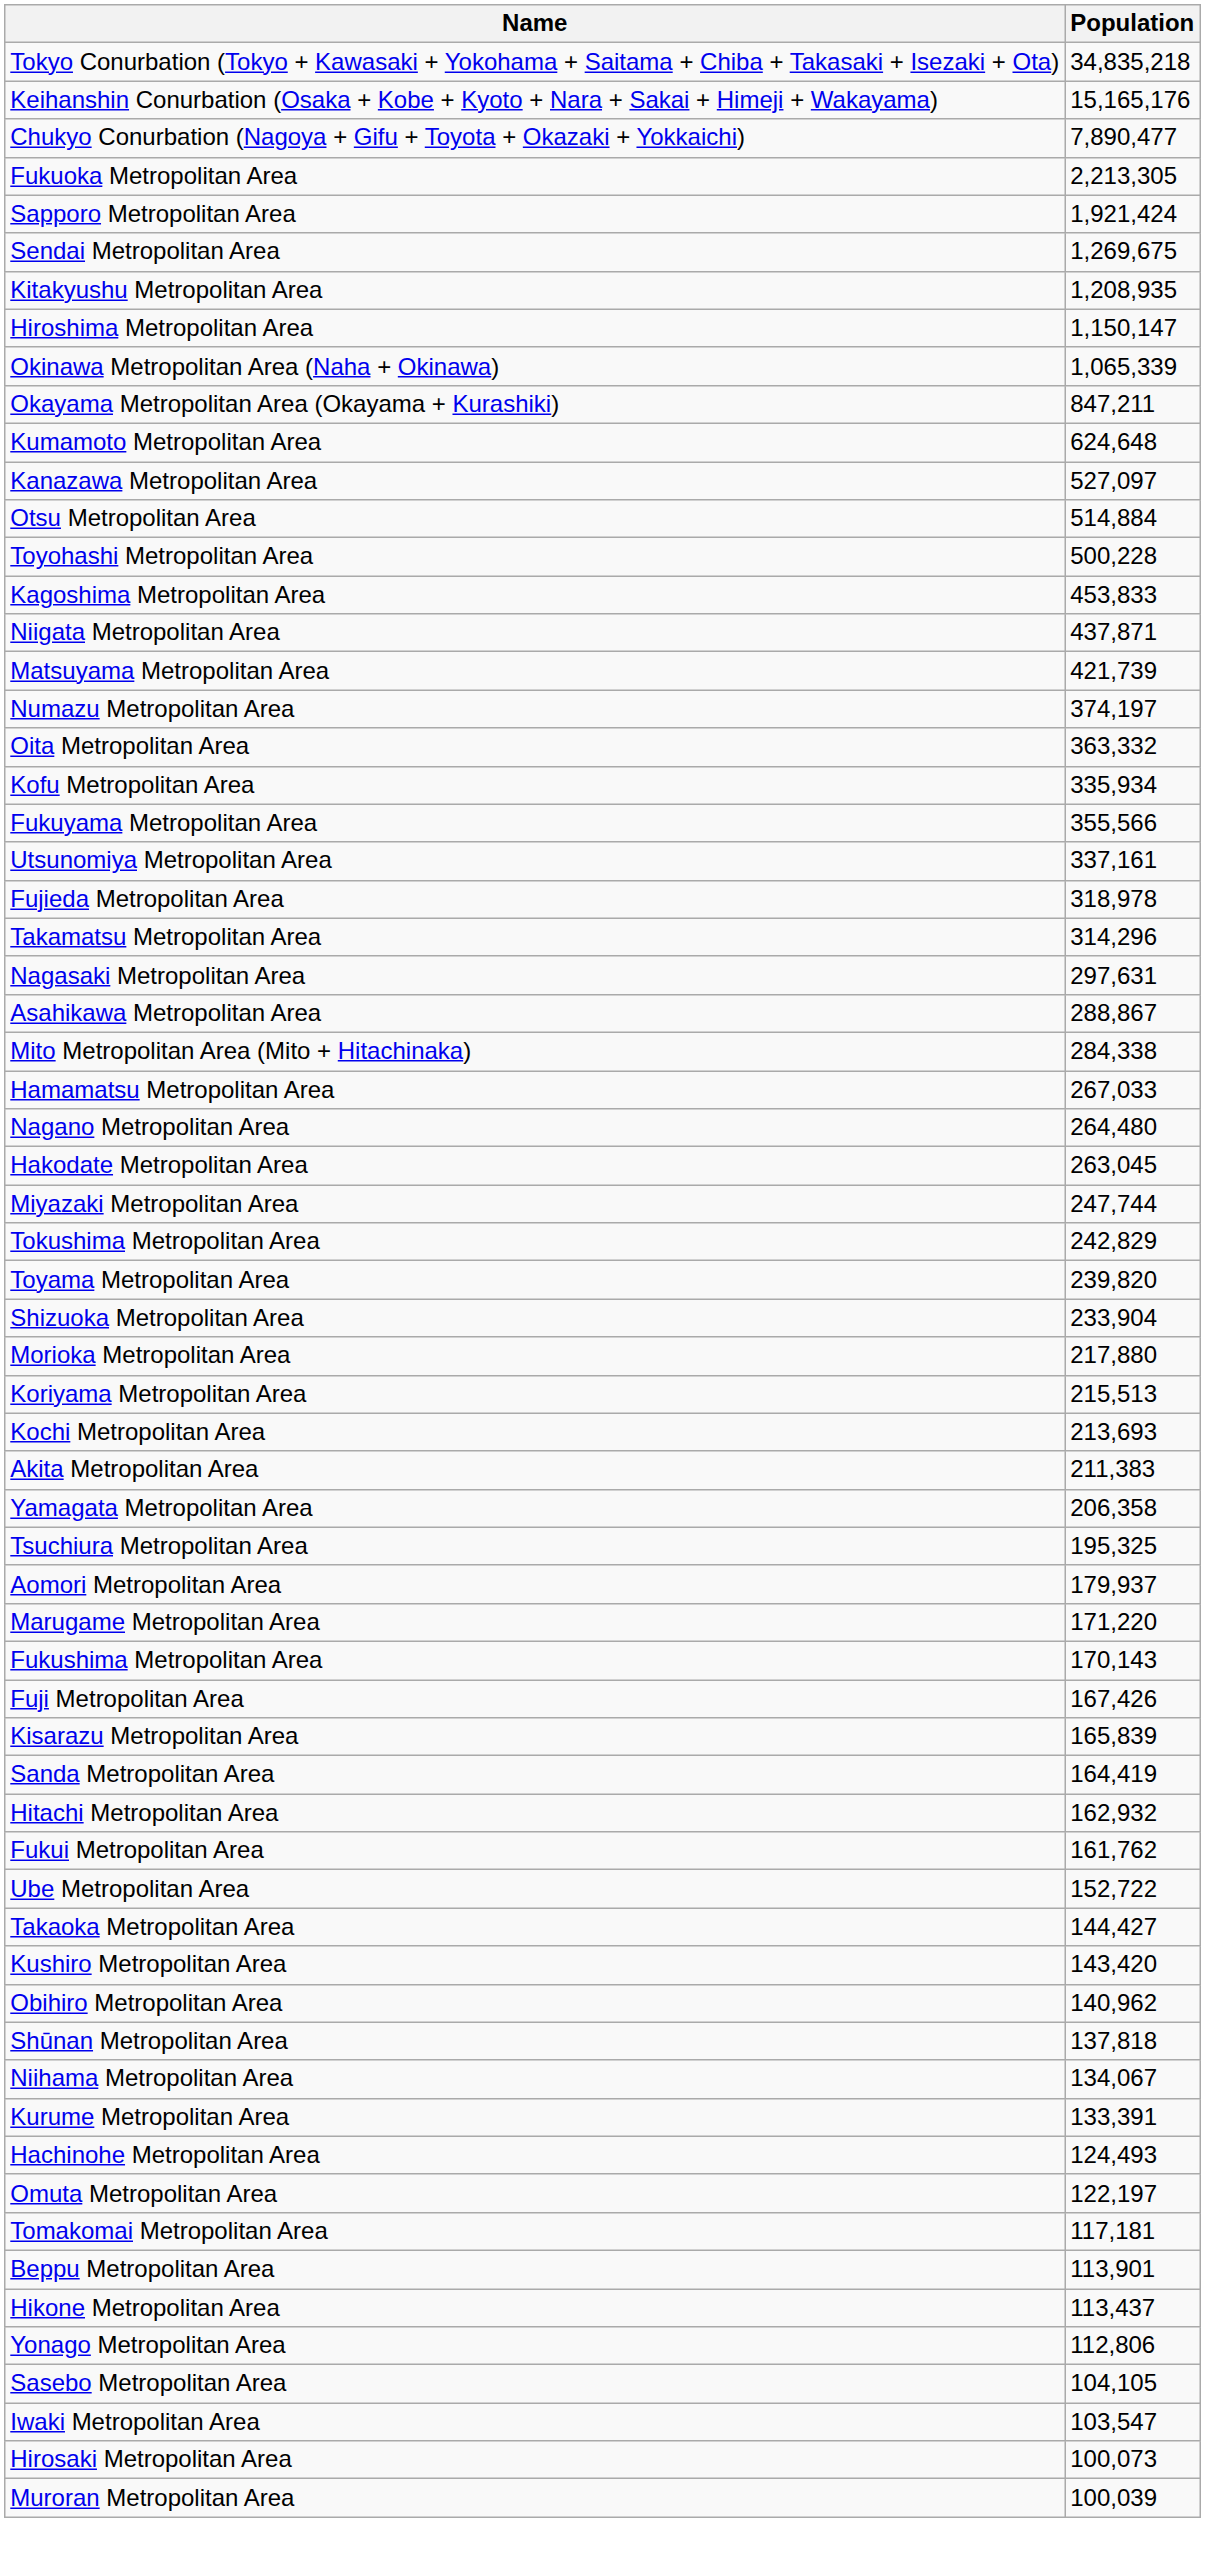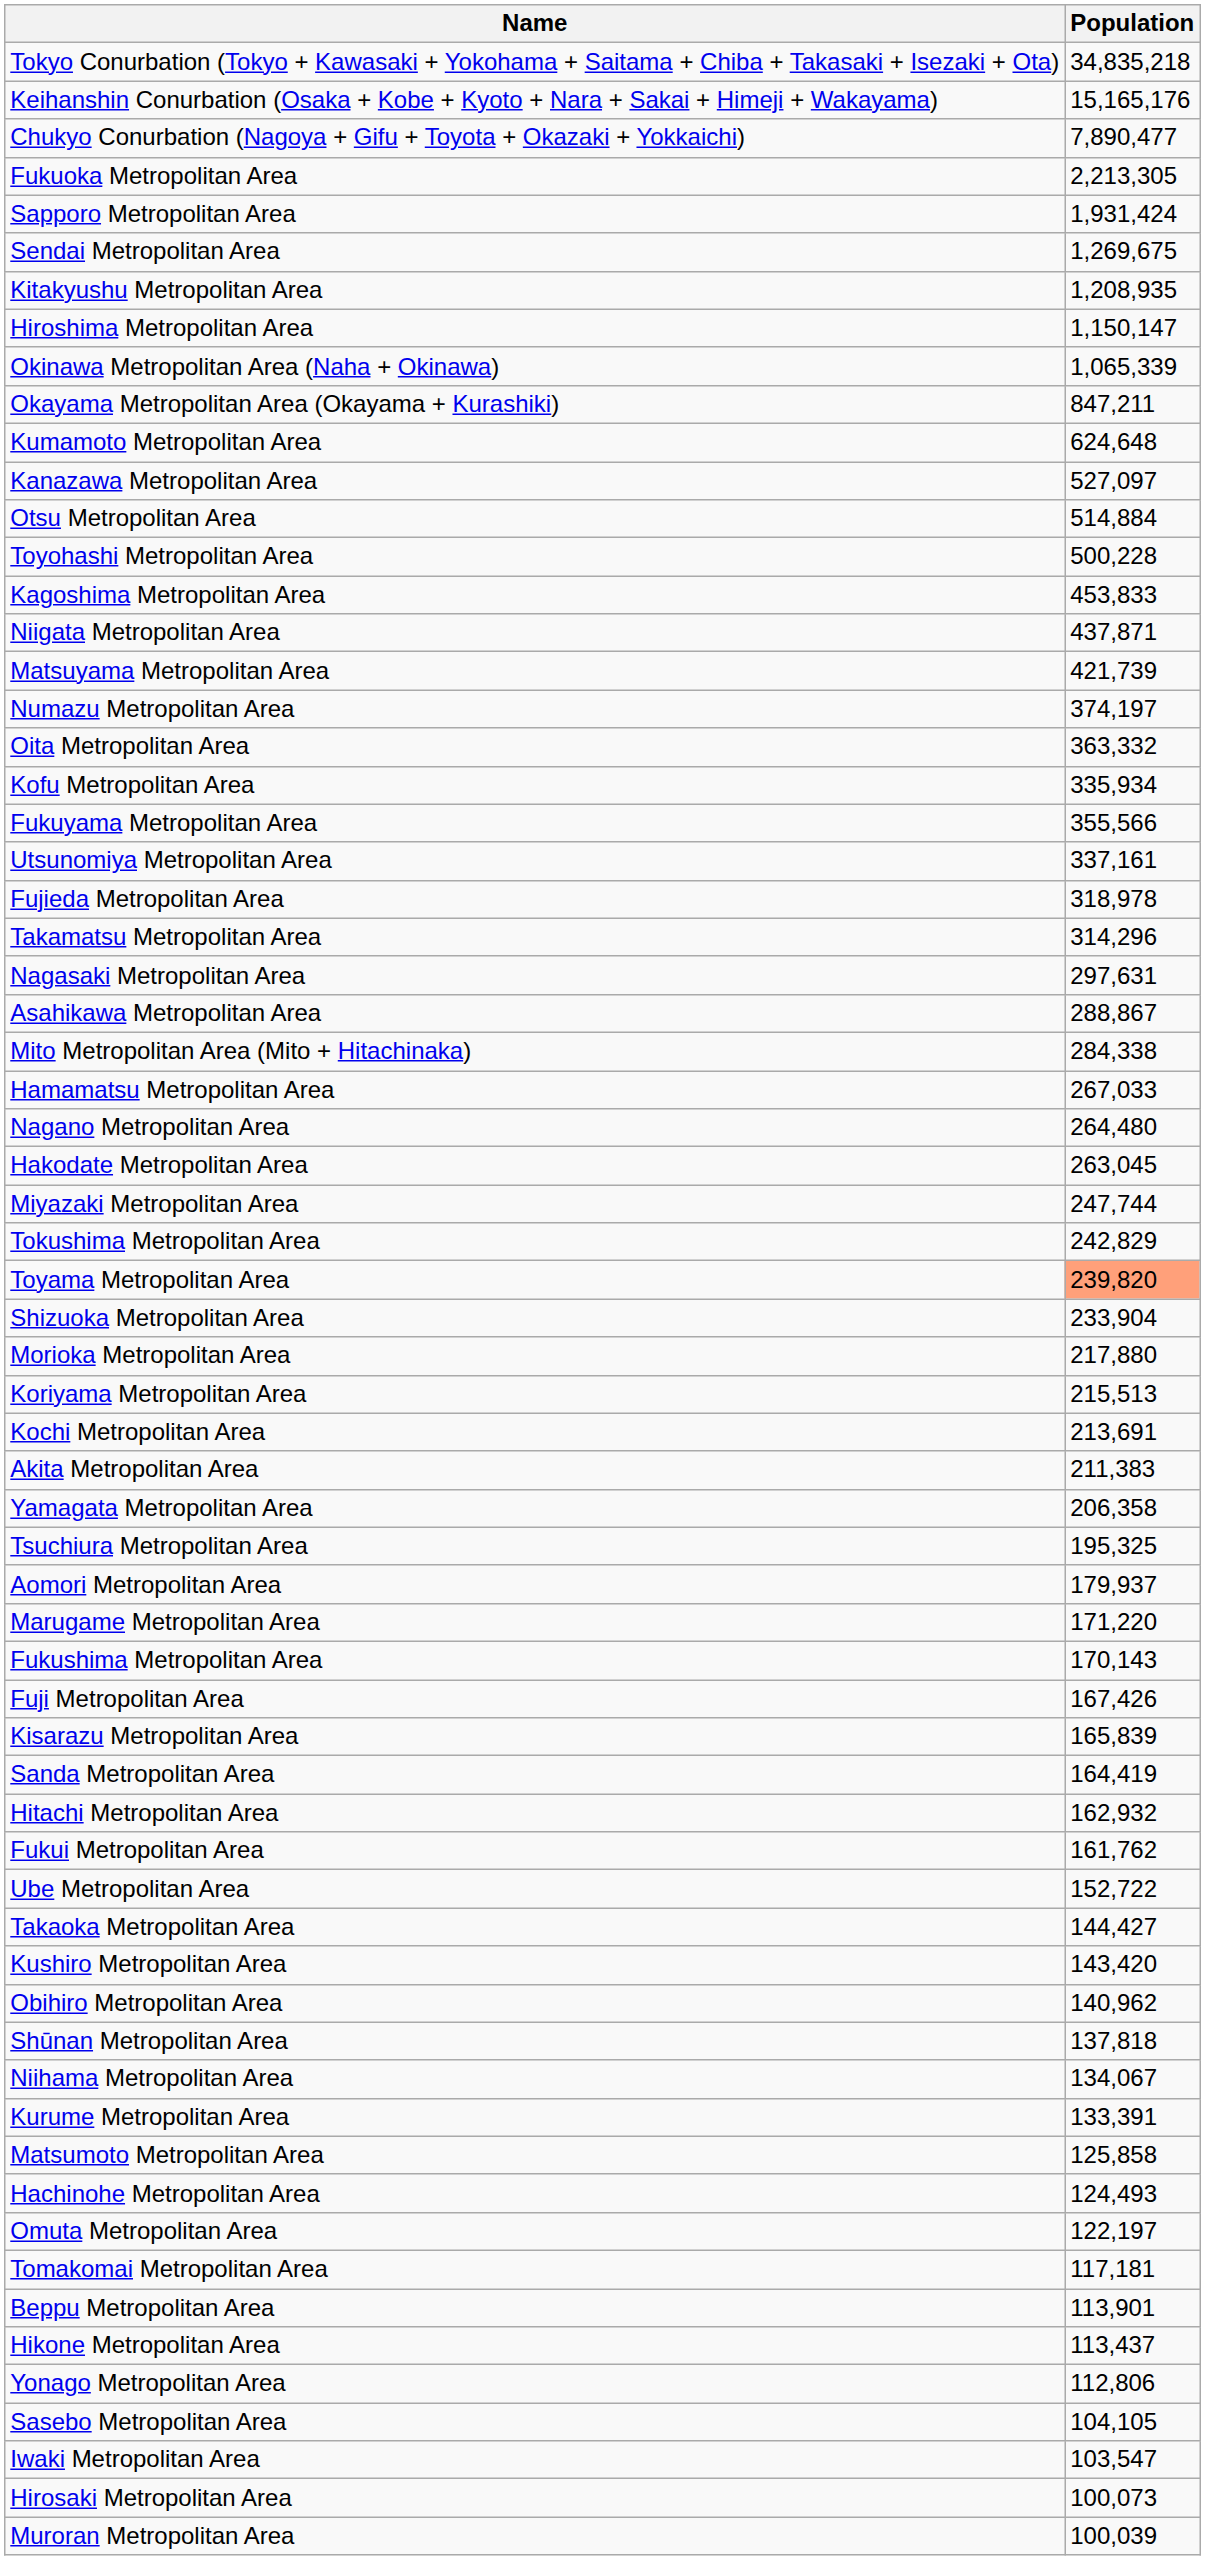(1124, 213) 1,921,424 -> (1124, 213) 1,931,424
(1114, 1279) no background -> (1114, 1279) lightsalmon background
(1114, 1431) 213,693 -> (1114, 1431) 213,691
+ row: (167, 2155)
